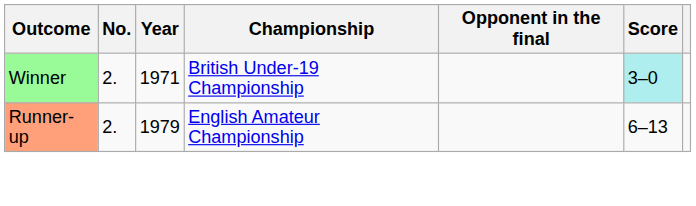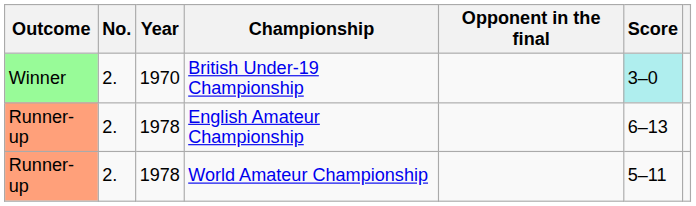(160, 78) 1971 -> (160, 78) 1970
(160, 127) 1979 -> (160, 127) 1978
+ row: (308, 176)
